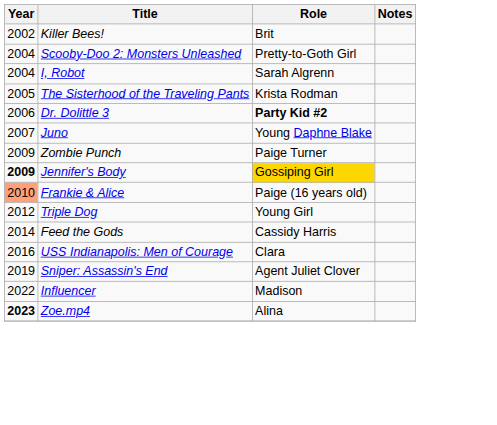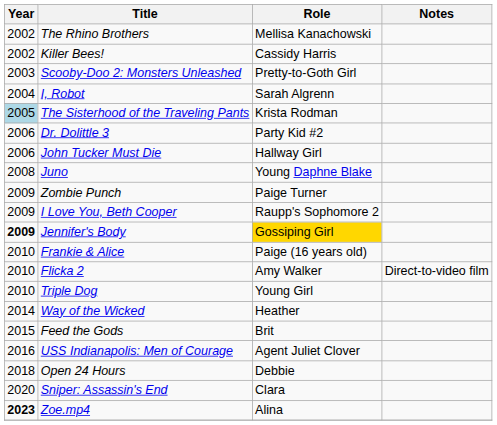+ row: (95, 34)
(264, 34) Brit -> (296, 53) Cassidy Harris
(21, 53) 2004 -> (21, 73) 2003
(21, 93) no background -> (21, 113) lightblue background
(291, 113) bold -> (289, 133) normal
+ row: (101, 152)
(21, 133) 2007 -> (21, 172) 2008
+ row: (109, 212)
(21, 192) lightsalmon background -> (21, 251) no background
+ row: (62, 271)
(21, 212) 2012 -> (21, 291) 2010
+ row: (93, 311)
(21, 232) 2014 -> (21, 331) 2015
(296, 232) Cassidy Harris -> (264, 331) Brit
(270, 251) Clara -> (307, 350) Agent Juliet Clover
+ row: (83, 370)
(21, 271) 2019 -> (21, 390) 2020
(307, 271) Agent Juliet Clover -> (270, 390) Clara
- row: (68, 291)
